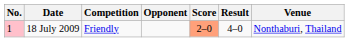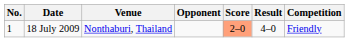columns swapped: (298, 12) <-> (111, 12)
(9, 28) pink background -> (9, 28) no background
